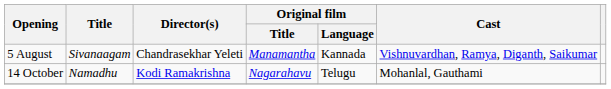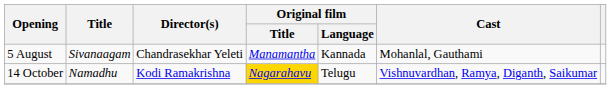(488, 53) Vishnuvardhan, Ramya, Diganth, Saikumar -> (431, 53) Mohanlal, Gauthami
(280, 73) no background -> (280, 73) gold background
(431, 73) Mohanlal, Gauthami -> (488, 73) Vishnuvardhan, Ramya, Diganth, Saikumar
